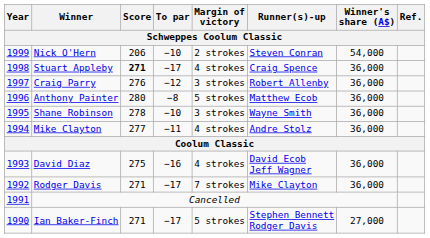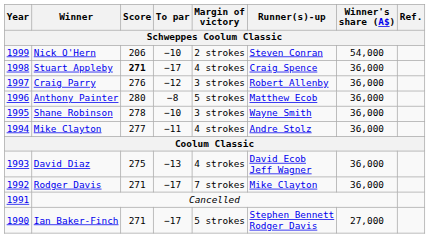(173, 165) −16 -> (173, 165) −13
